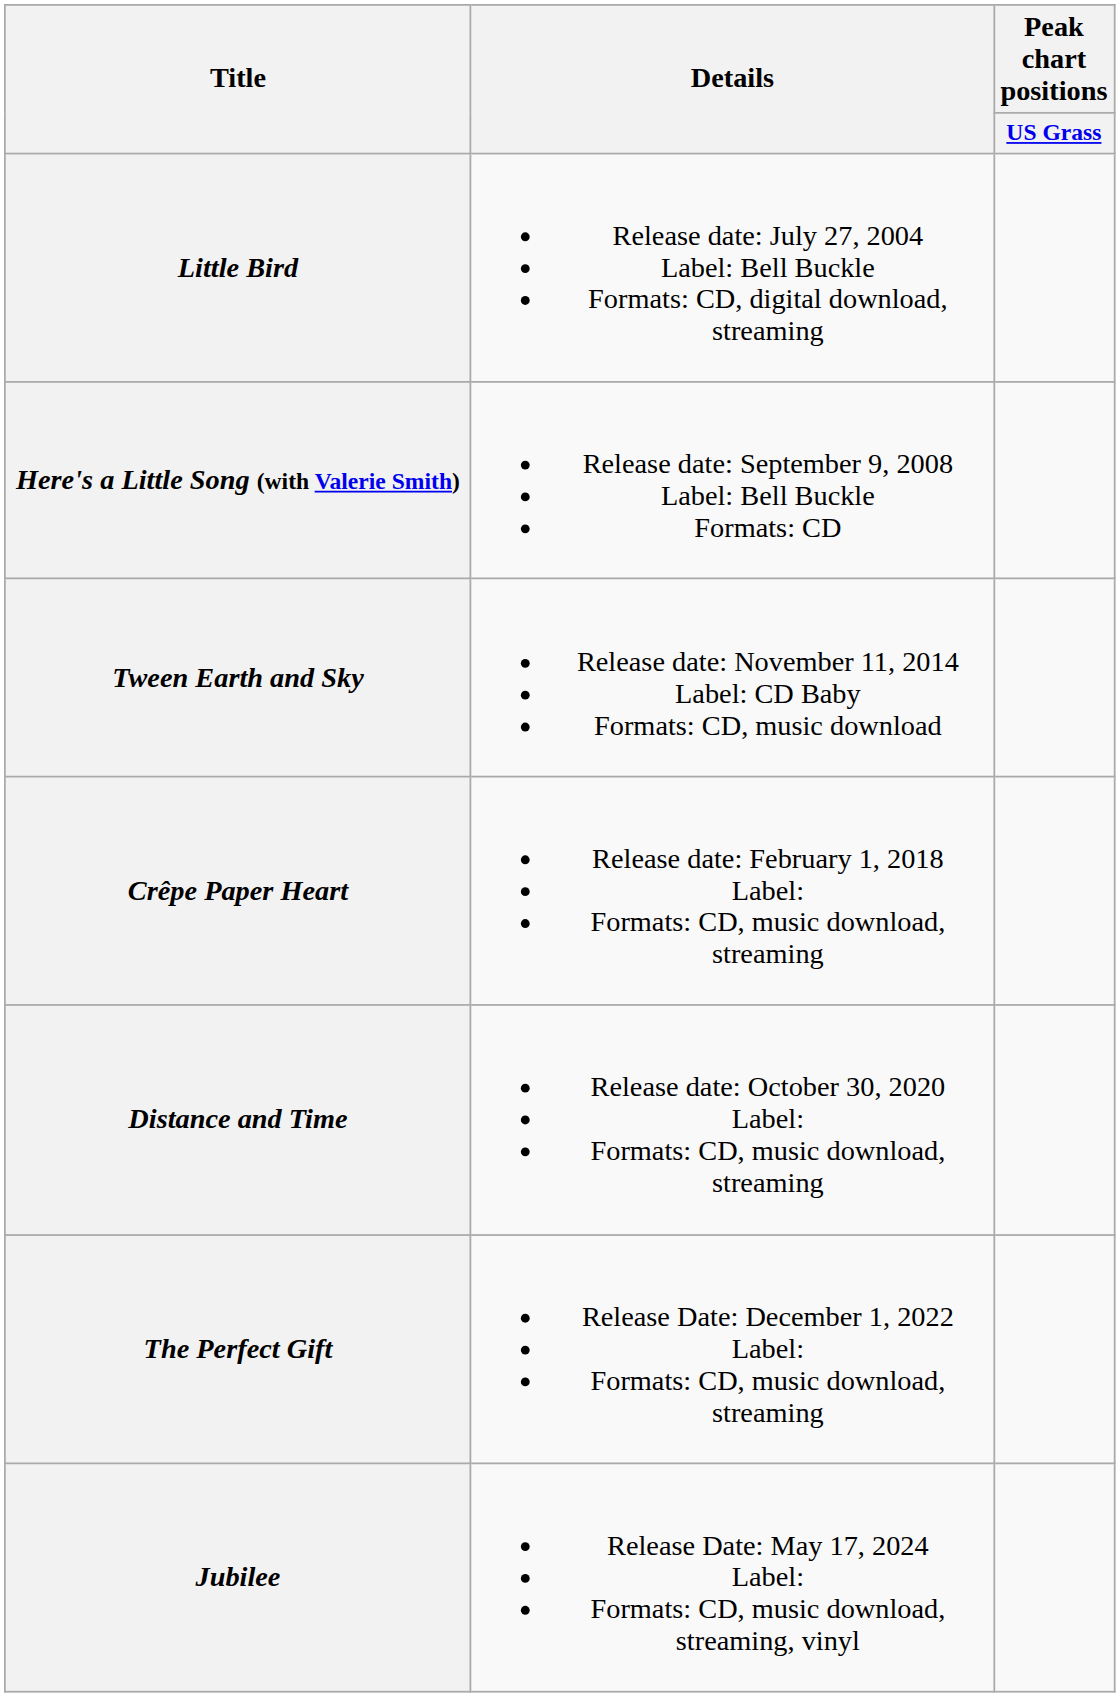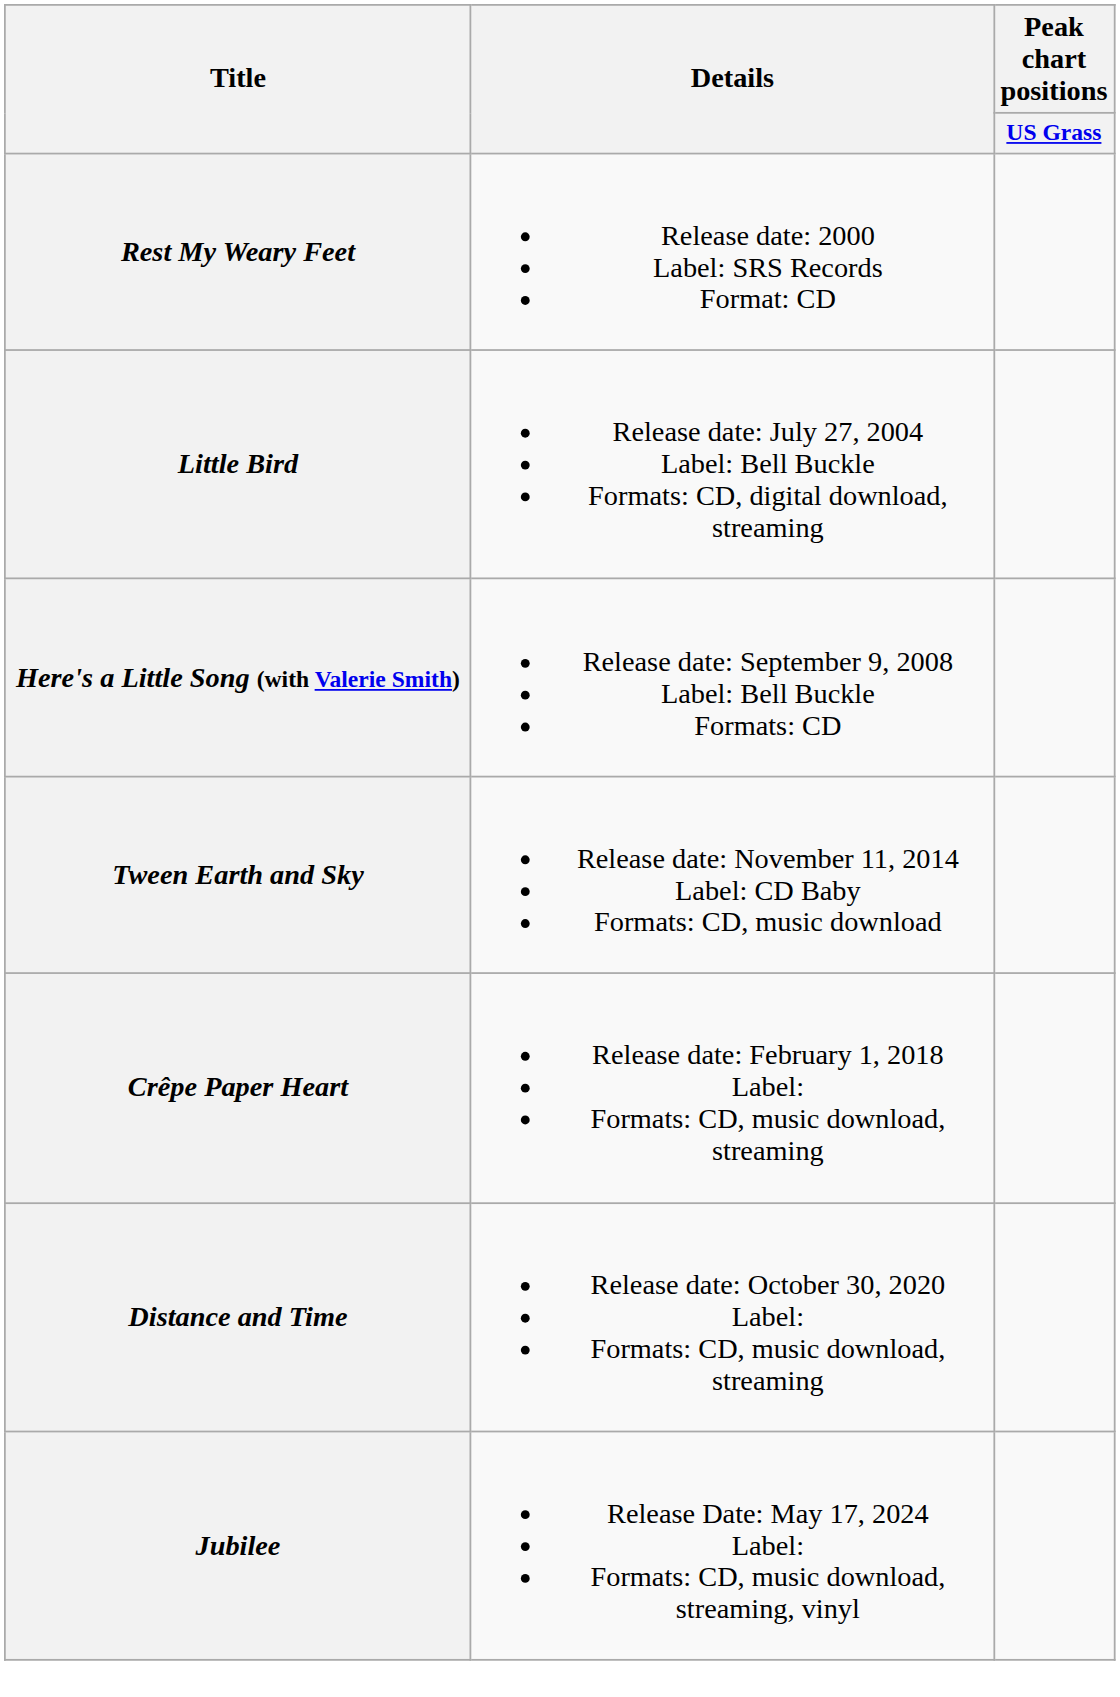+ row: (238, 251)
- row: (238, 1348)
